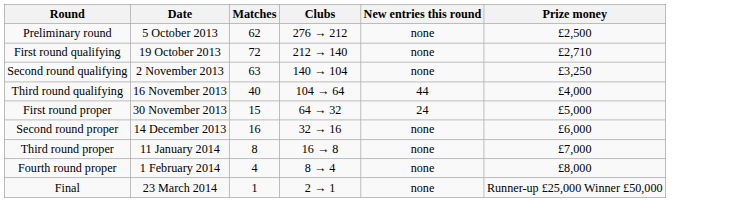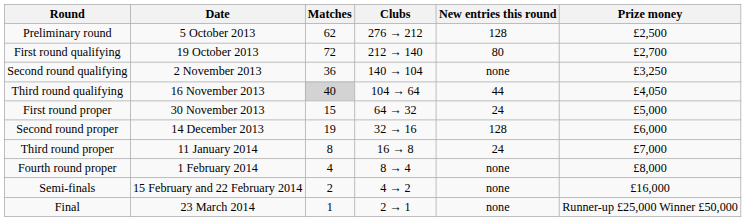(422, 33) none -> (498, 33) 128
(422, 52) none -> (498, 52) 80
(575, 52) £2,710 -> (650, 52) £2,700
(254, 71) 63 -> (330, 71) 36
(254, 91) no background -> (330, 91) lightgrey background
(575, 91) £4,000 -> (650, 91) £4,050
(254, 129) 16 -> (330, 129) 19
(422, 129) none -> (498, 129) 128
(422, 149) none -> (498, 149) 24
+ row: (67, 187)
